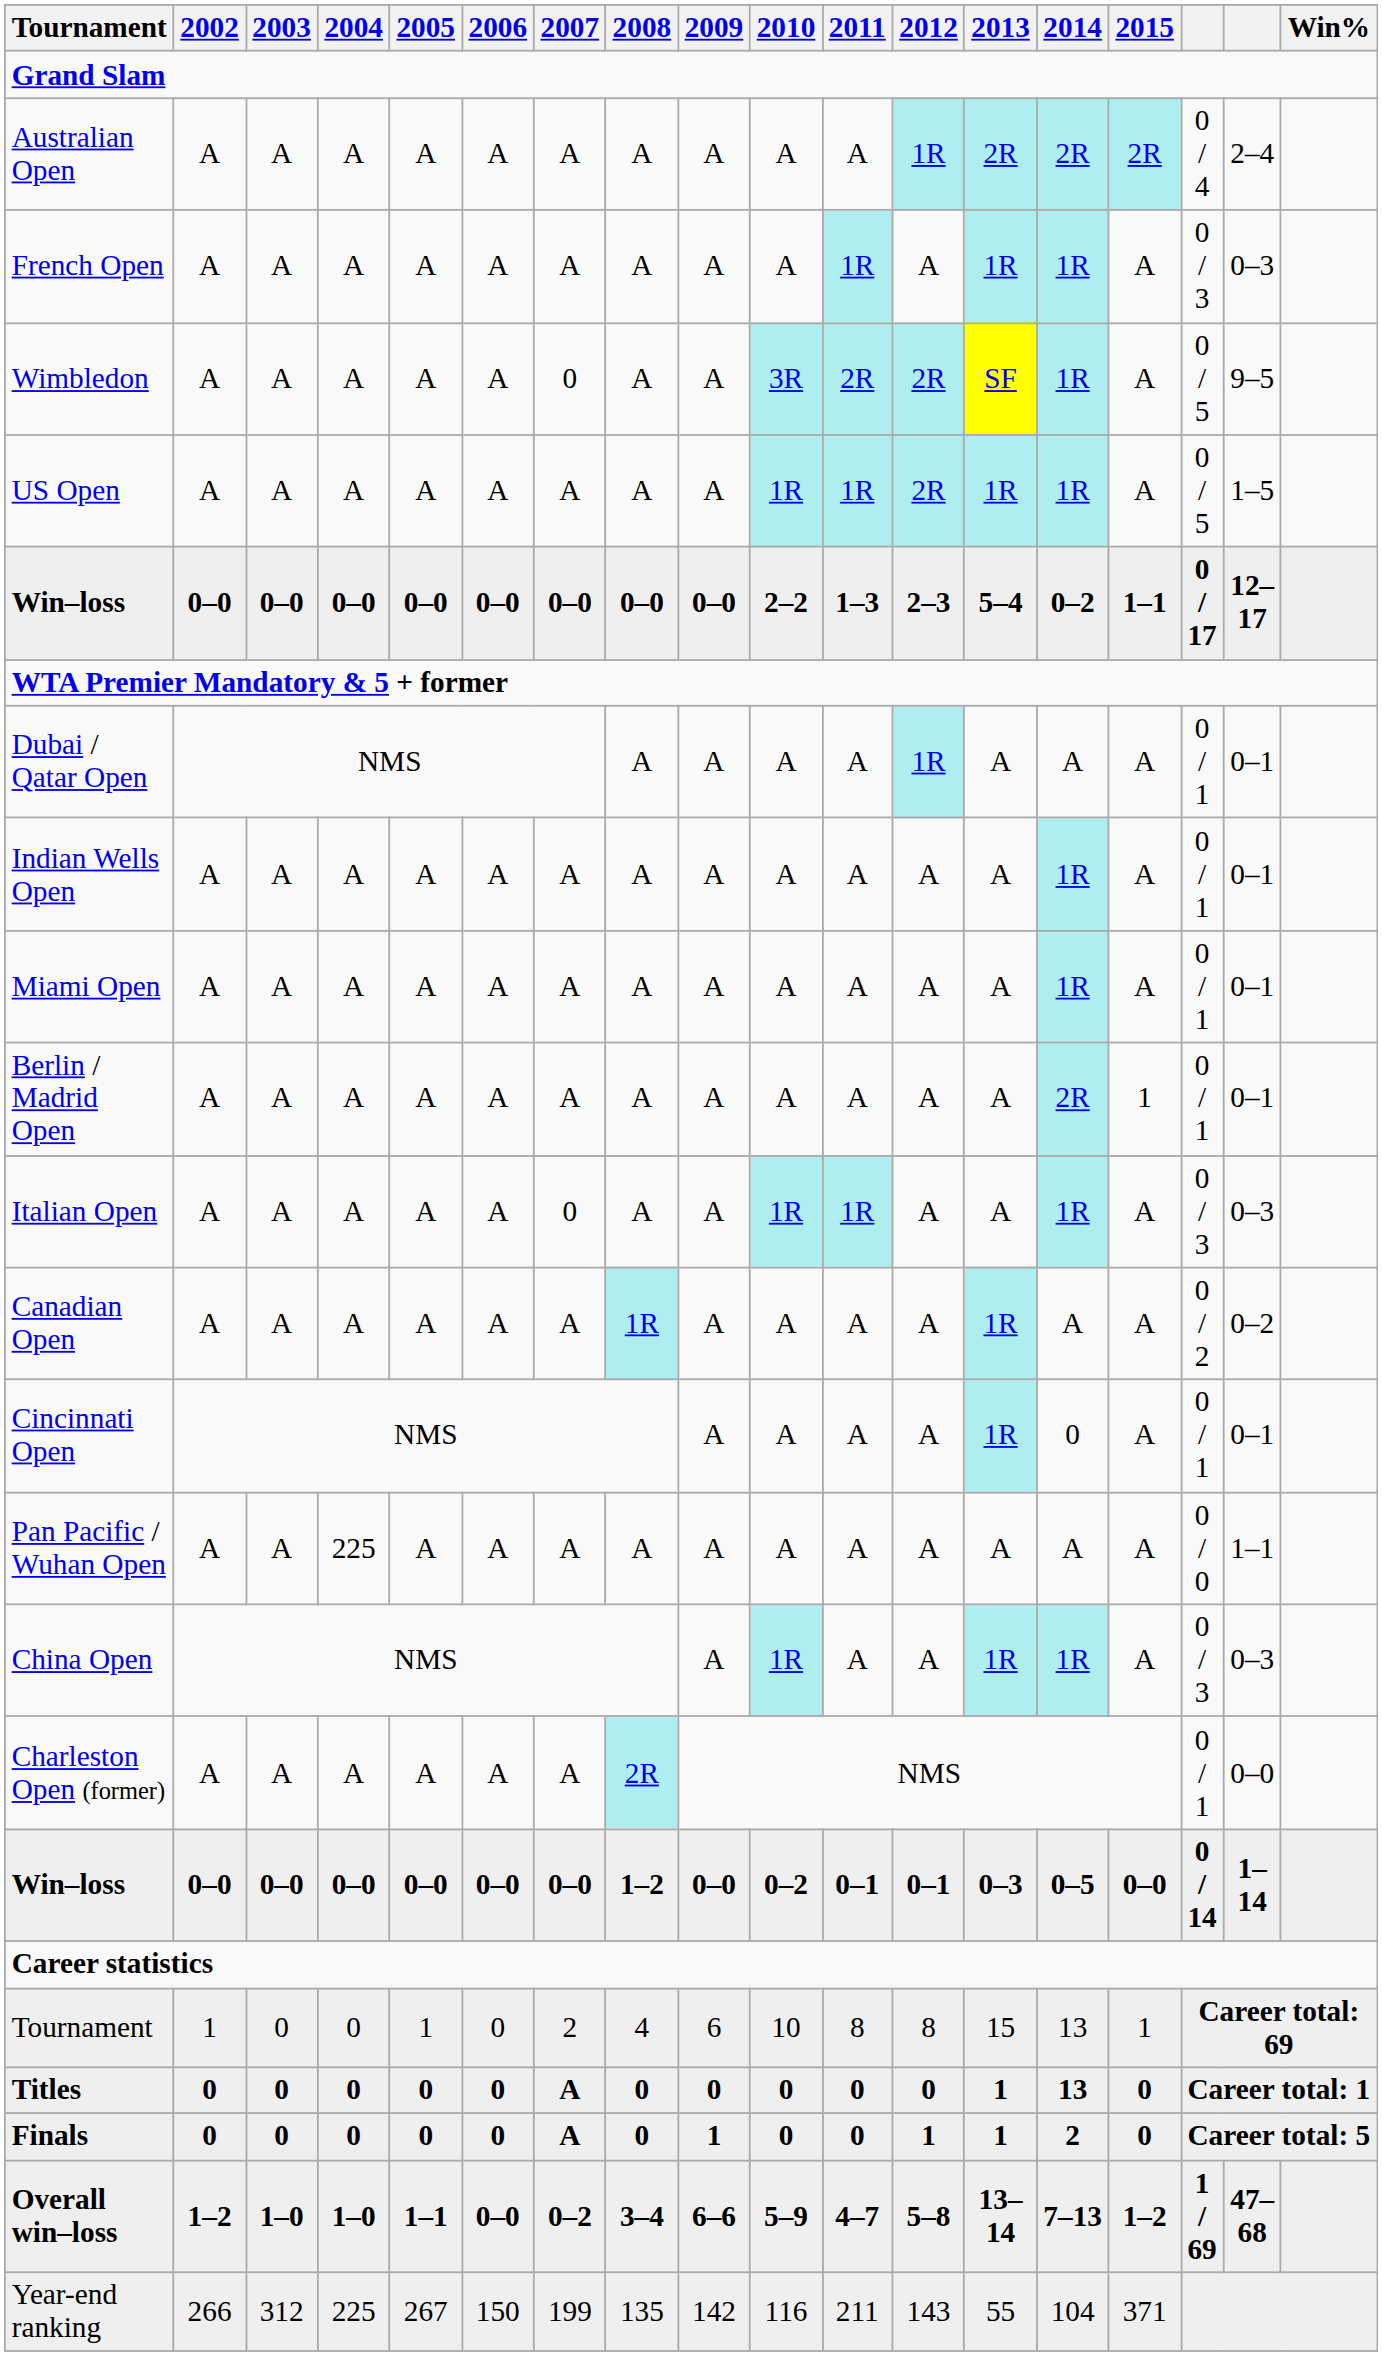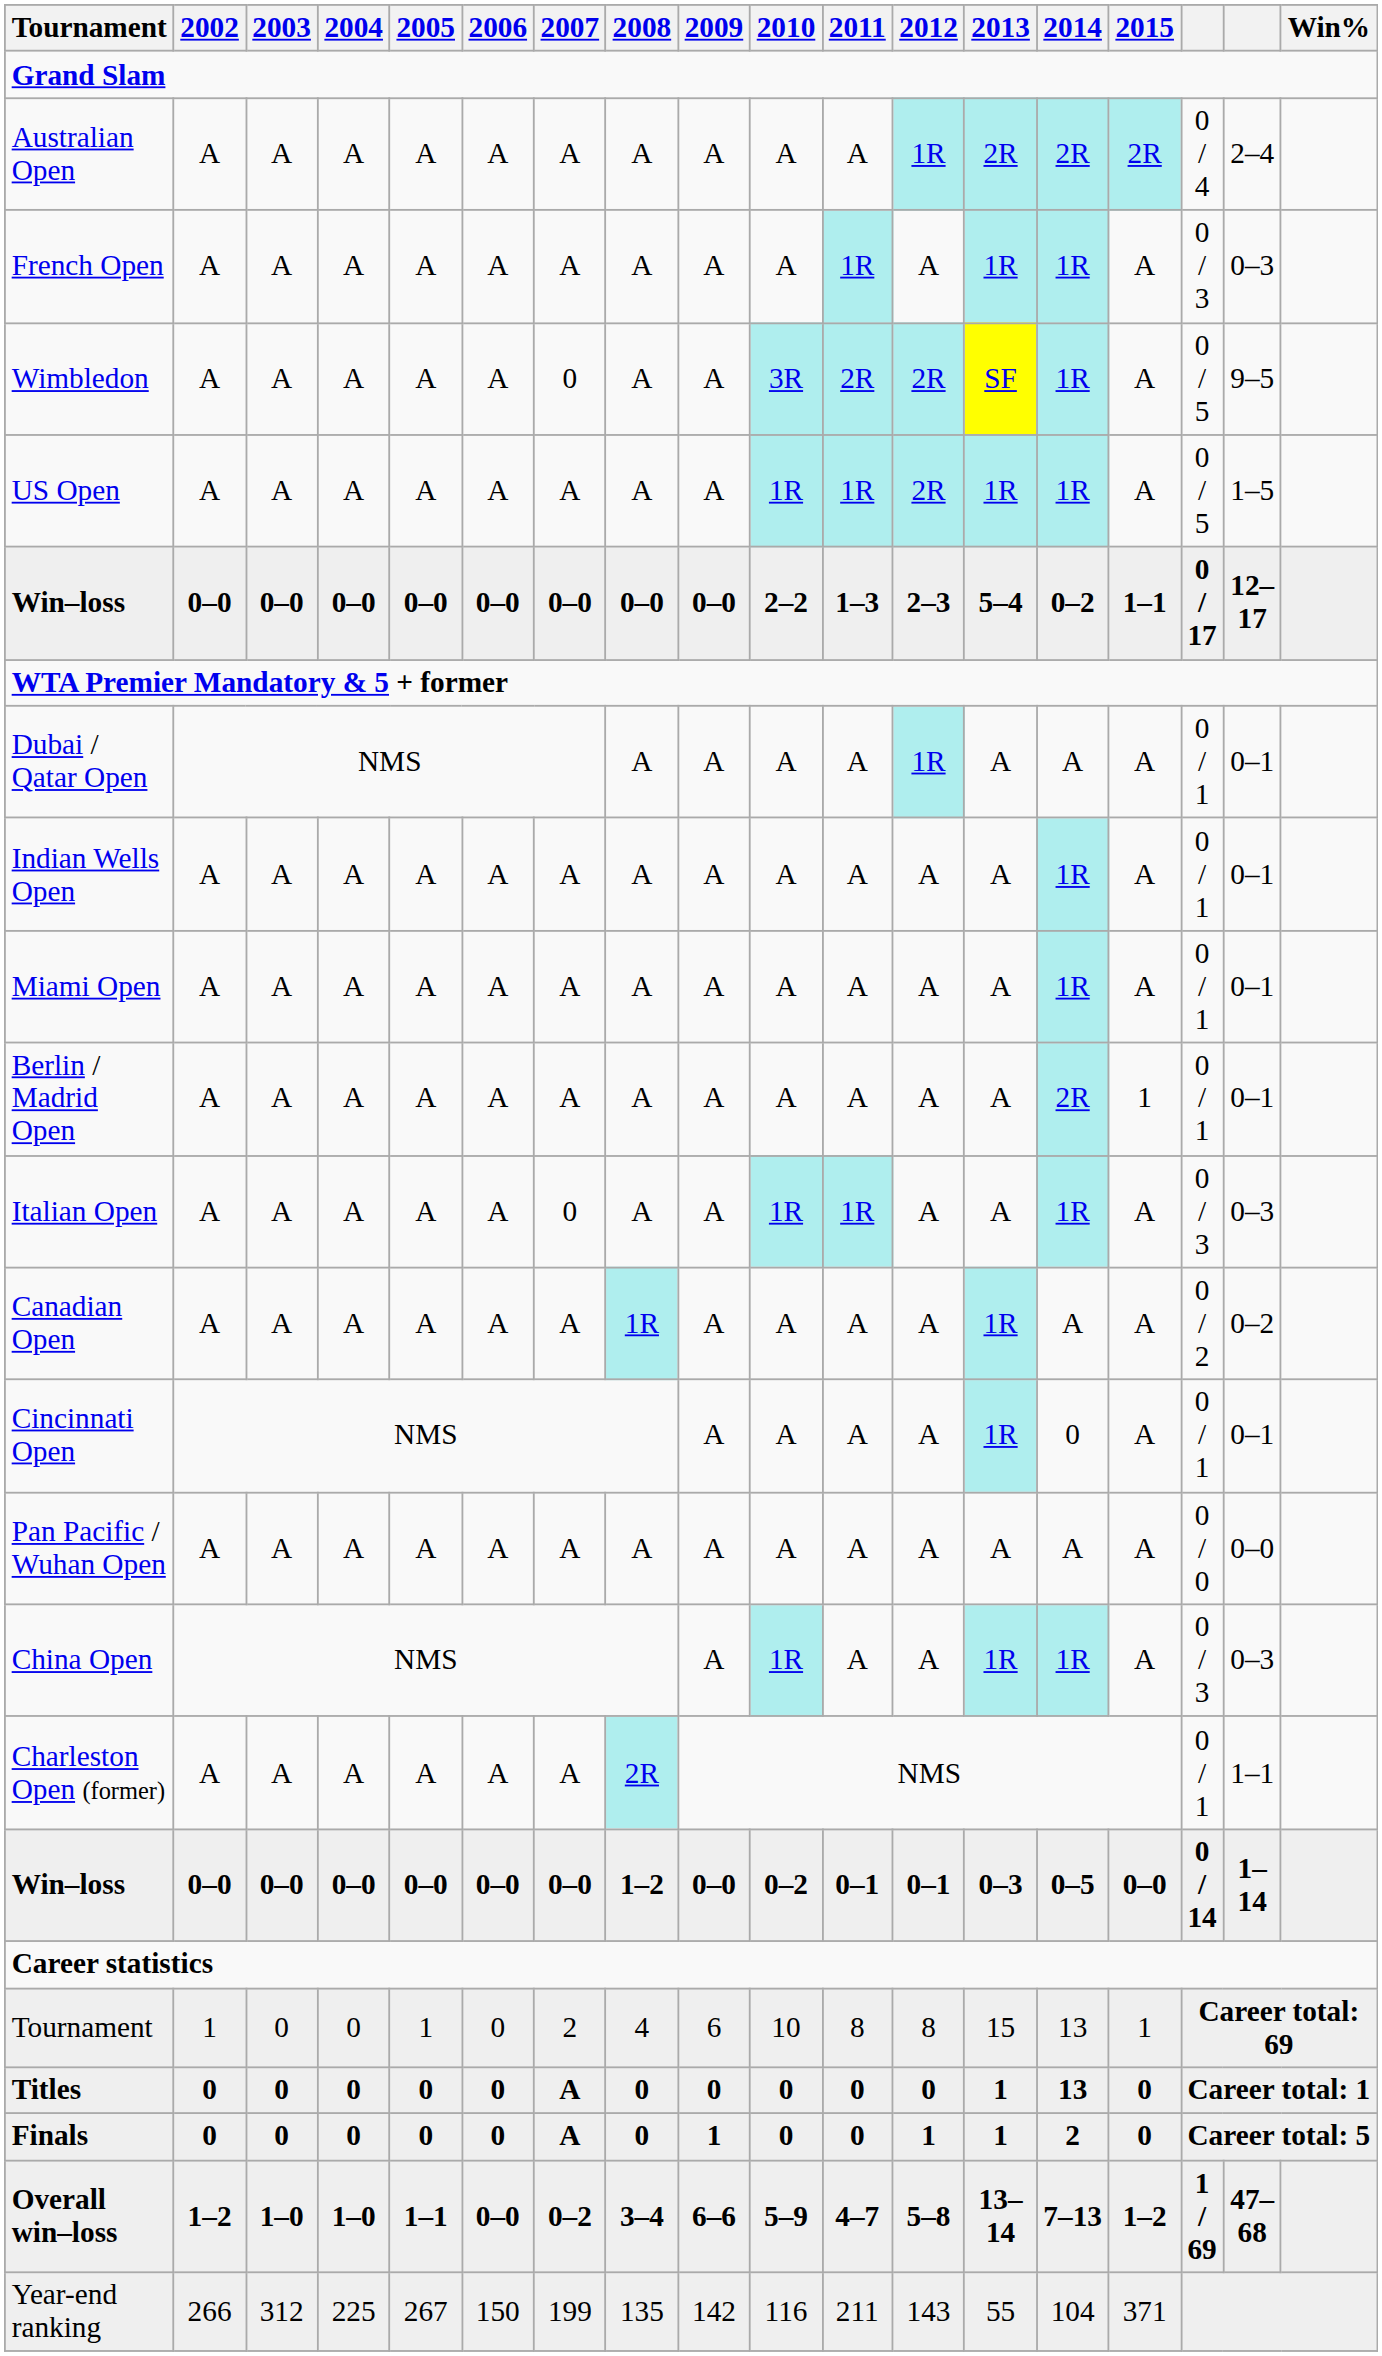(354, 1547) 225 -> (354, 1547) A
(1252, 1547) 1–1 -> (1252, 1547) 0–0
(1252, 1772) 0–0 -> (1252, 1772) 1–1
